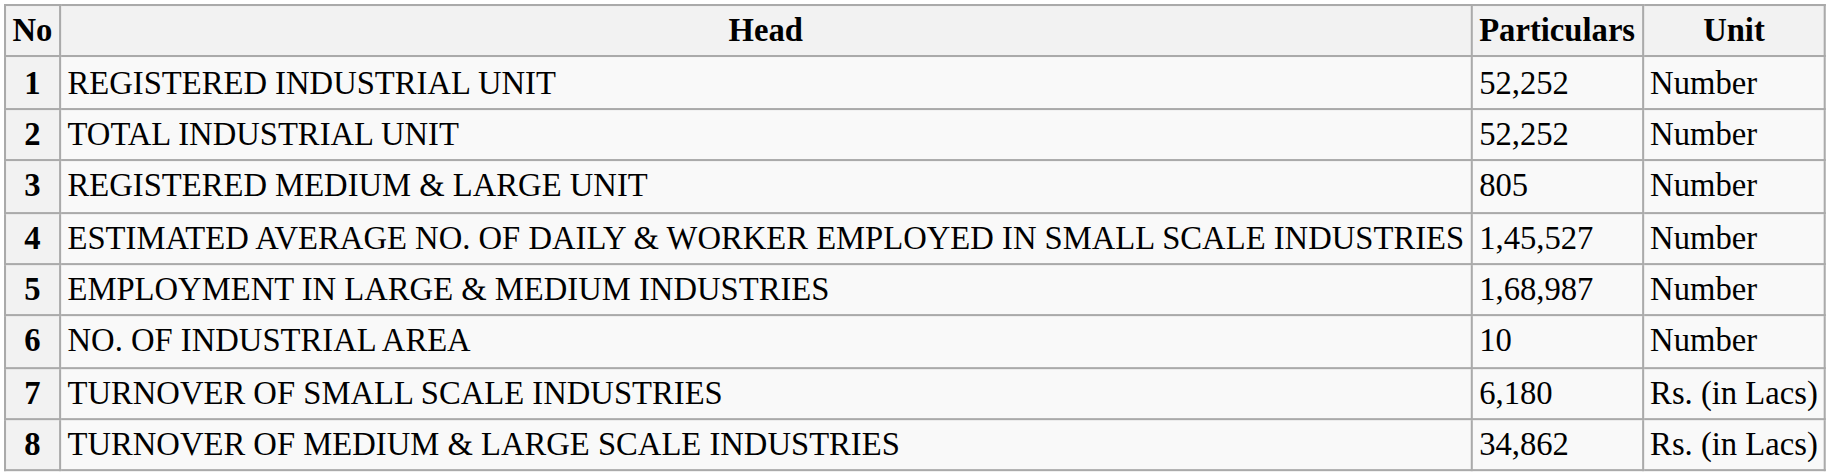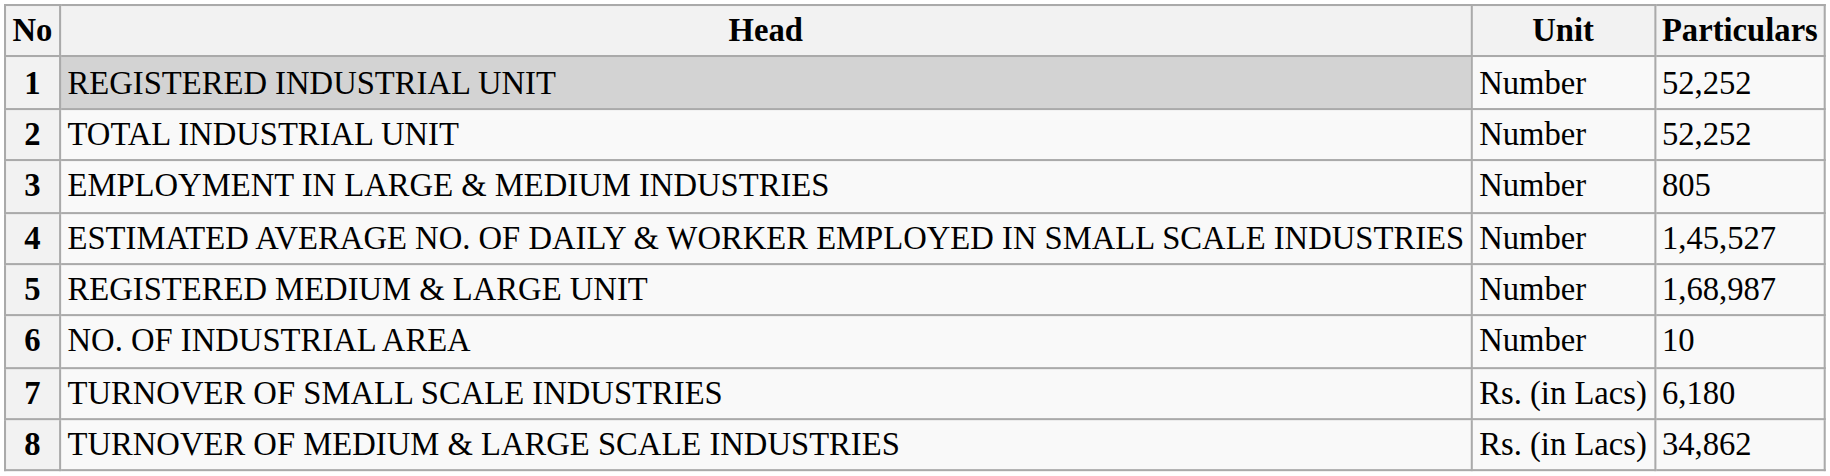columns swapped: (1734, 30) <-> (1557, 30)
(312, 82) no background -> (312, 82) lightgrey background
(358, 185) REGISTERED MEDIUM & LARGE UNIT -> (448, 185) EMPLOYMENT IN LARGE & MEDIUM INDUSTRIES
(448, 289) EMPLOYMENT IN LARGE & MEDIUM INDUSTRIES -> (358, 289) REGISTERED MEDIUM & LARGE UNIT
